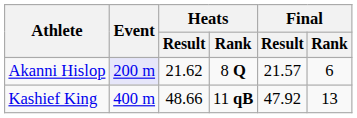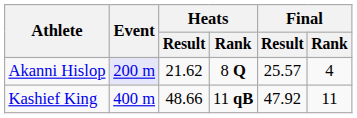(282, 71) 21.57 -> (282, 71) 25.57
(330, 71) 6 -> (330, 71) 4
(330, 99) 13 -> (330, 99) 11
